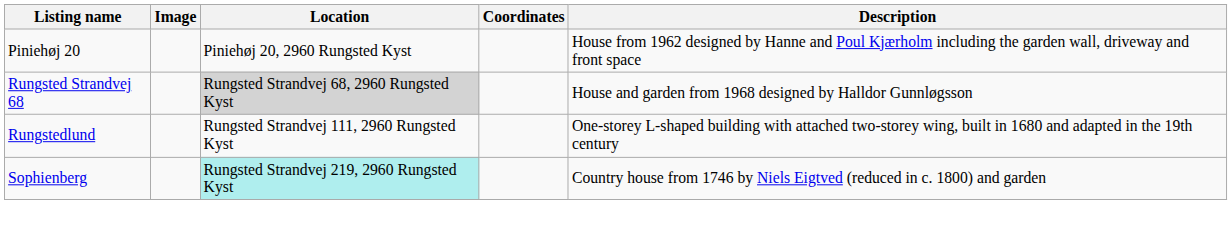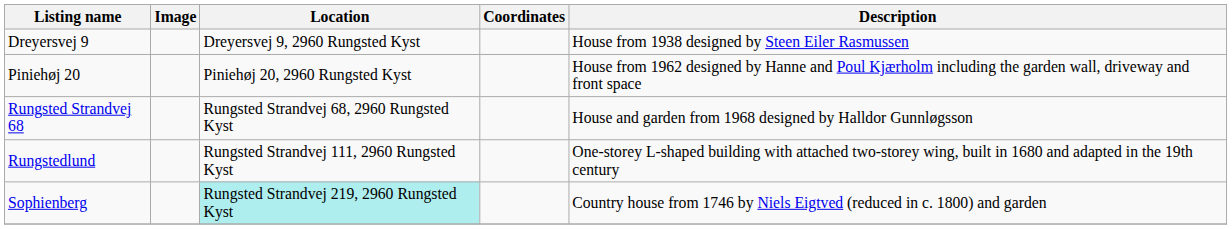+ row: (48, 41)
(326, 93) lightgrey background -> (326, 117) no background
